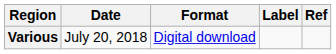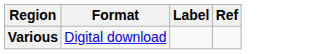- column: (106, 15)
